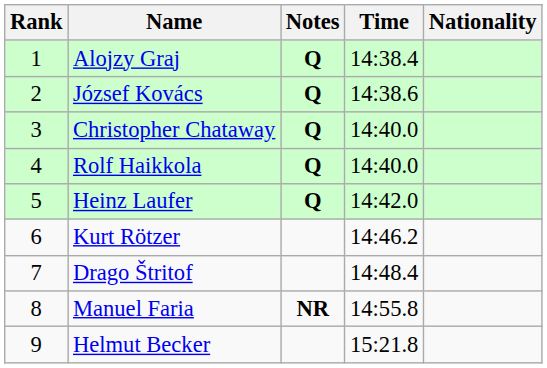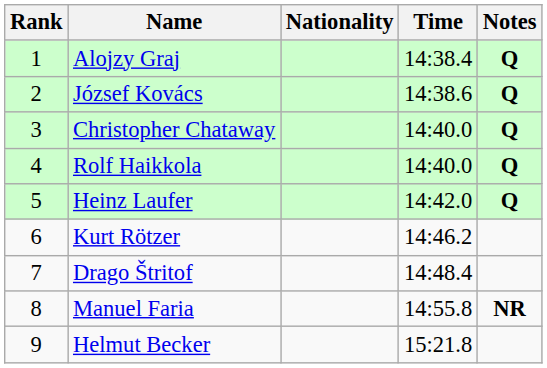columns swapped: (483, 22) <-> (313, 22)
